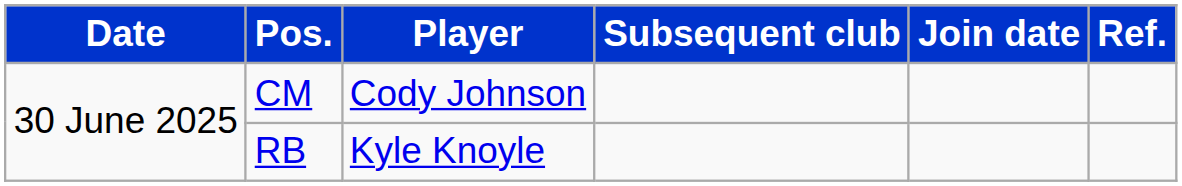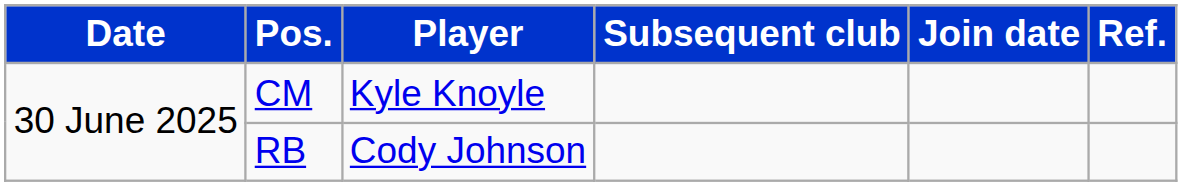(468, 92) Cody Johnson -> (447, 92) Kyle Knoyle
(447, 151) Kyle Knoyle -> (468, 151) Cody Johnson
